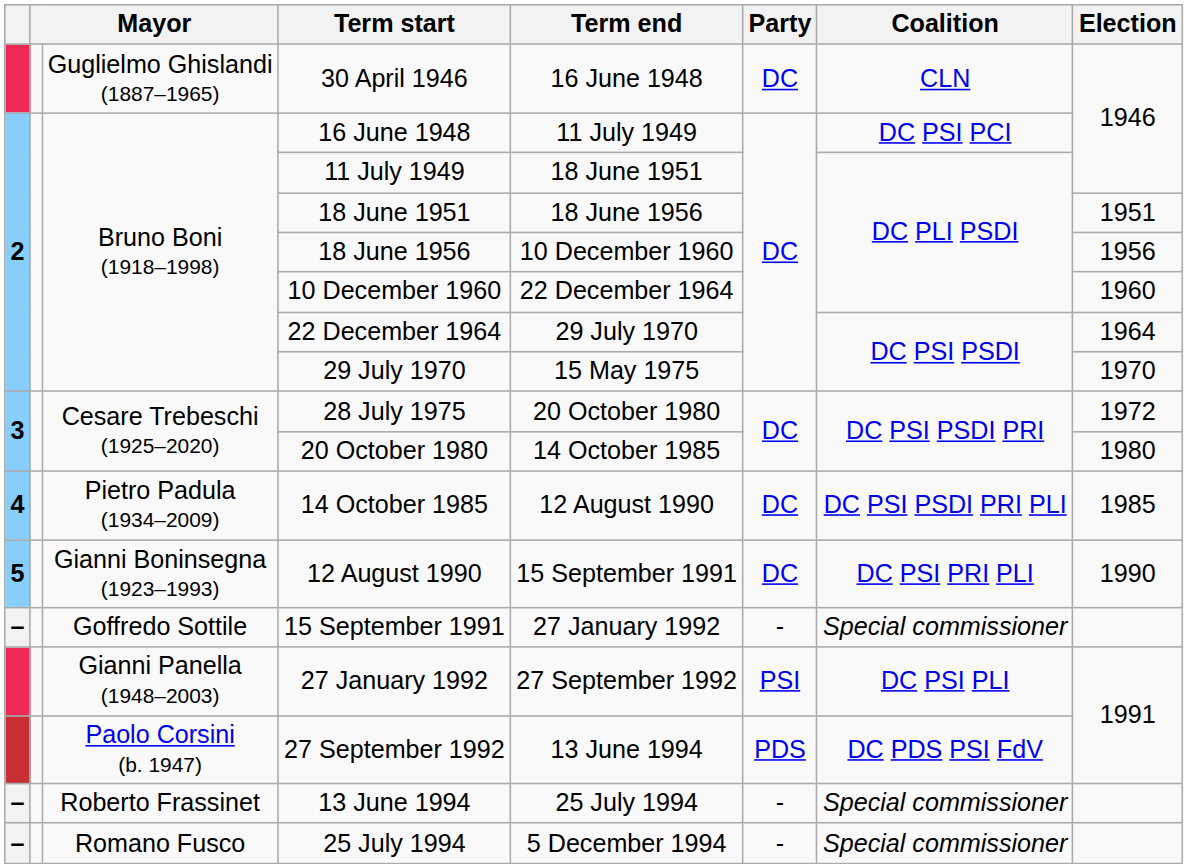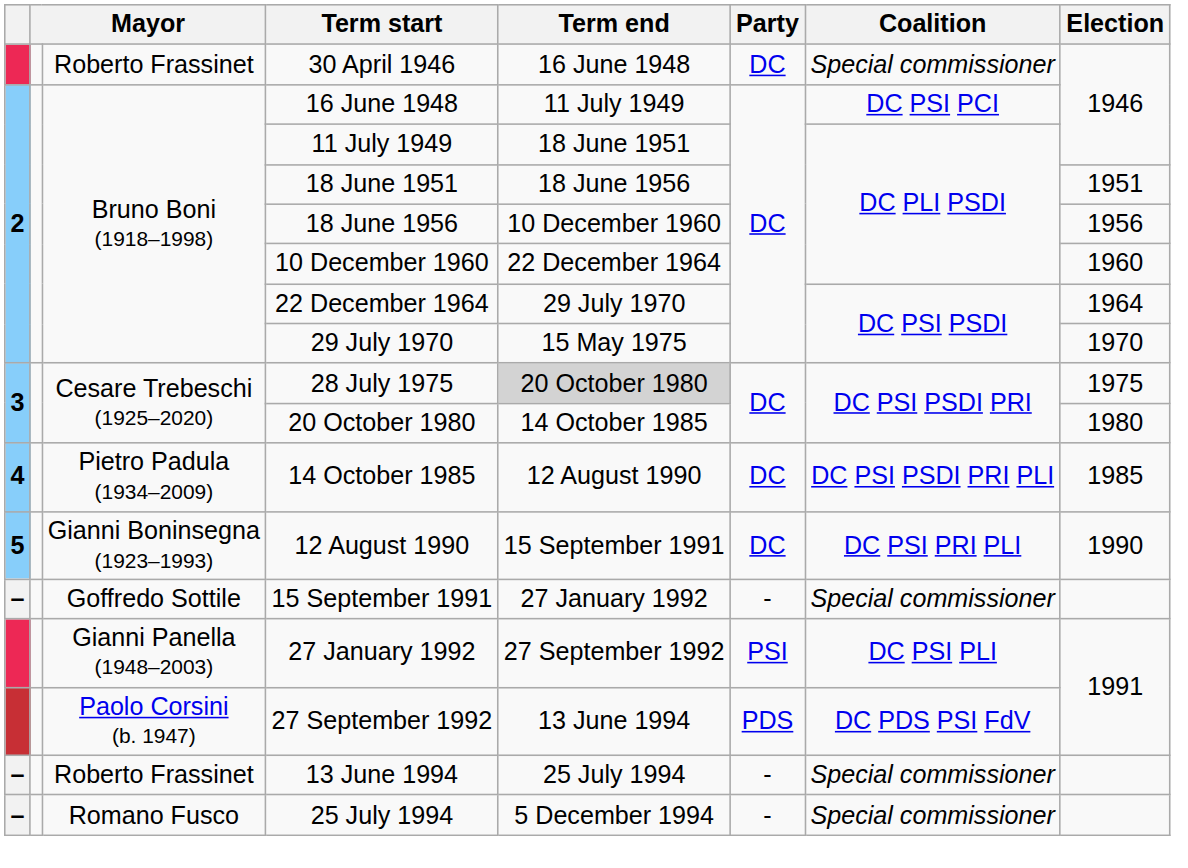(160, 78) Guglielmo Ghislandi (1887–1965) -> (154, 64) Roberto Frassinet
(945, 78) CLN -> (933, 64) Special commissioner
(627, 411) no background -> (614, 382) lightgrey background
(1128, 411) 1972 -> (1115, 382) 1975
